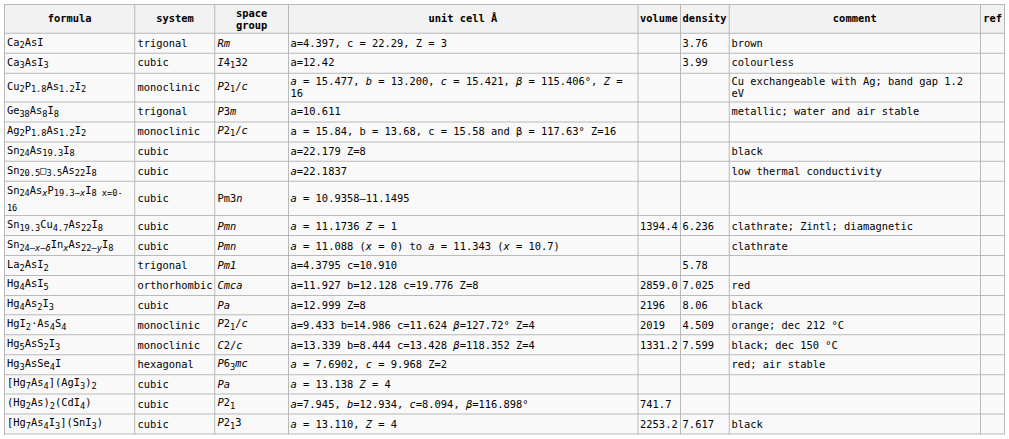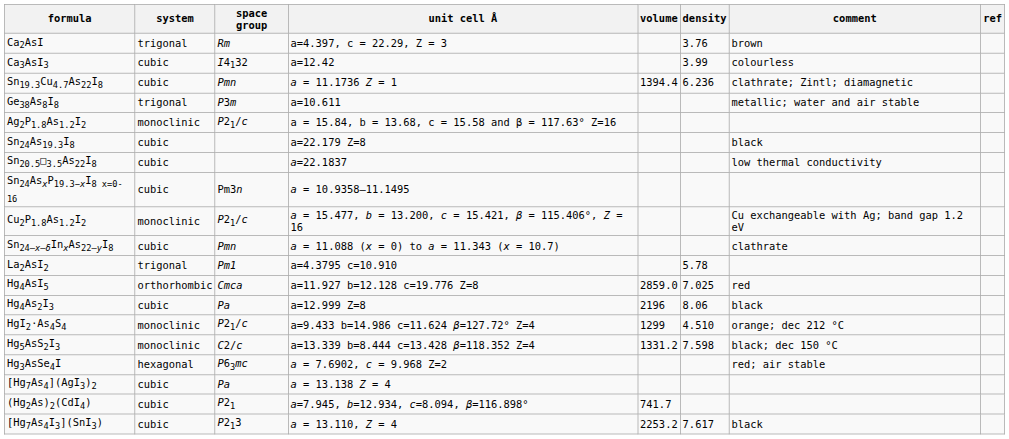rows swapped: (47, 87) <-> (55, 226)
(653, 325) 2019 -> (653, 325) 1299
(698, 325) 4.509 -> (698, 325) 4.510
(698, 345) 7.599 -> (698, 345) 7.598
